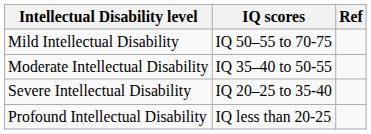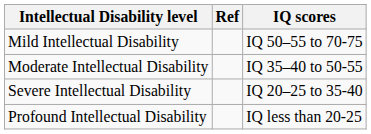columns swapped: (274, 16) <-> (351, 16)
